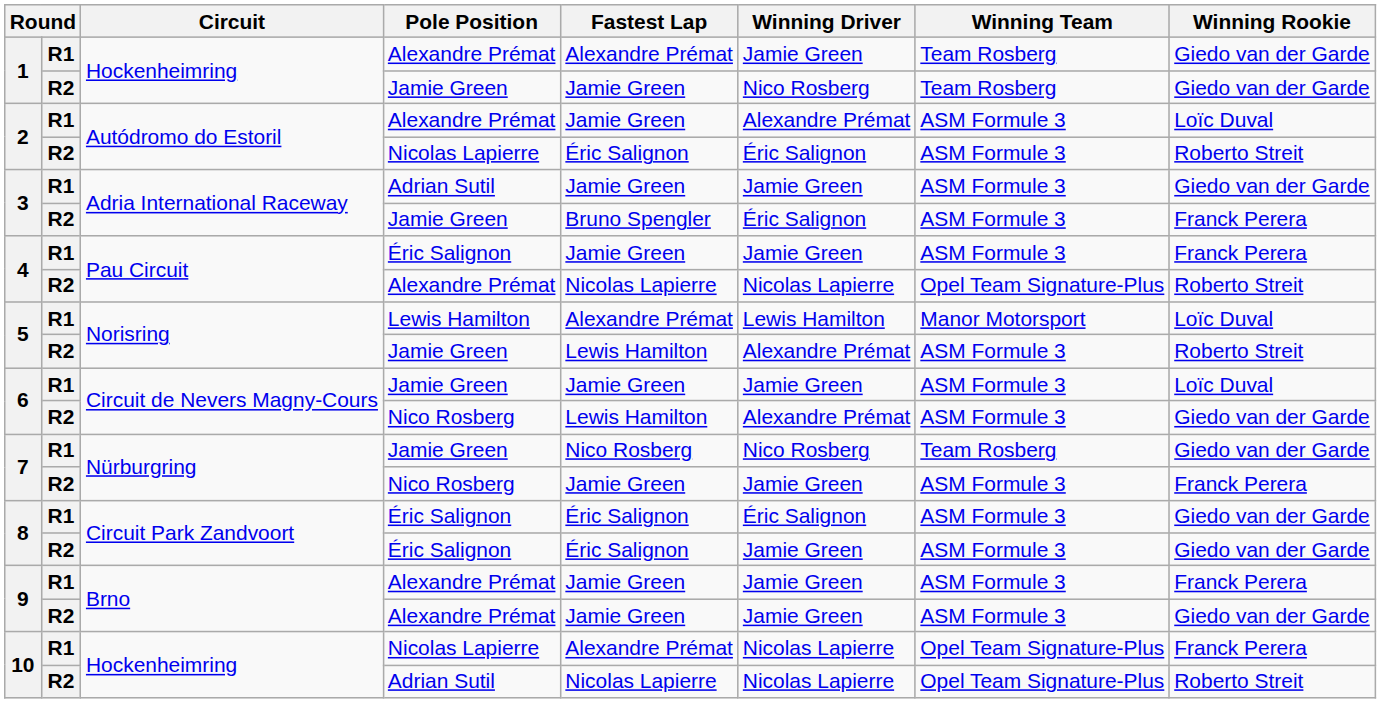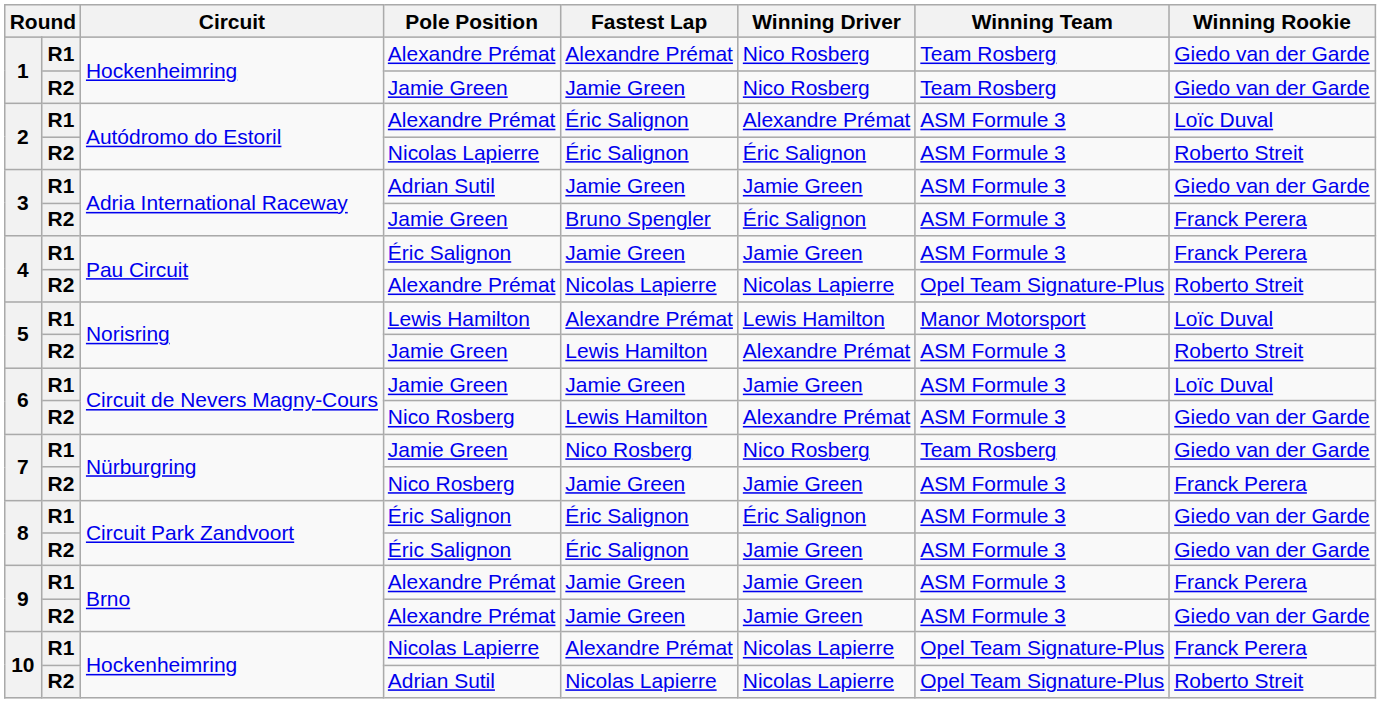(803, 54) Jamie Green -> (806, 54) Nico Rosberg
(625, 120) Jamie Green -> (627, 120) Éric Salignon
